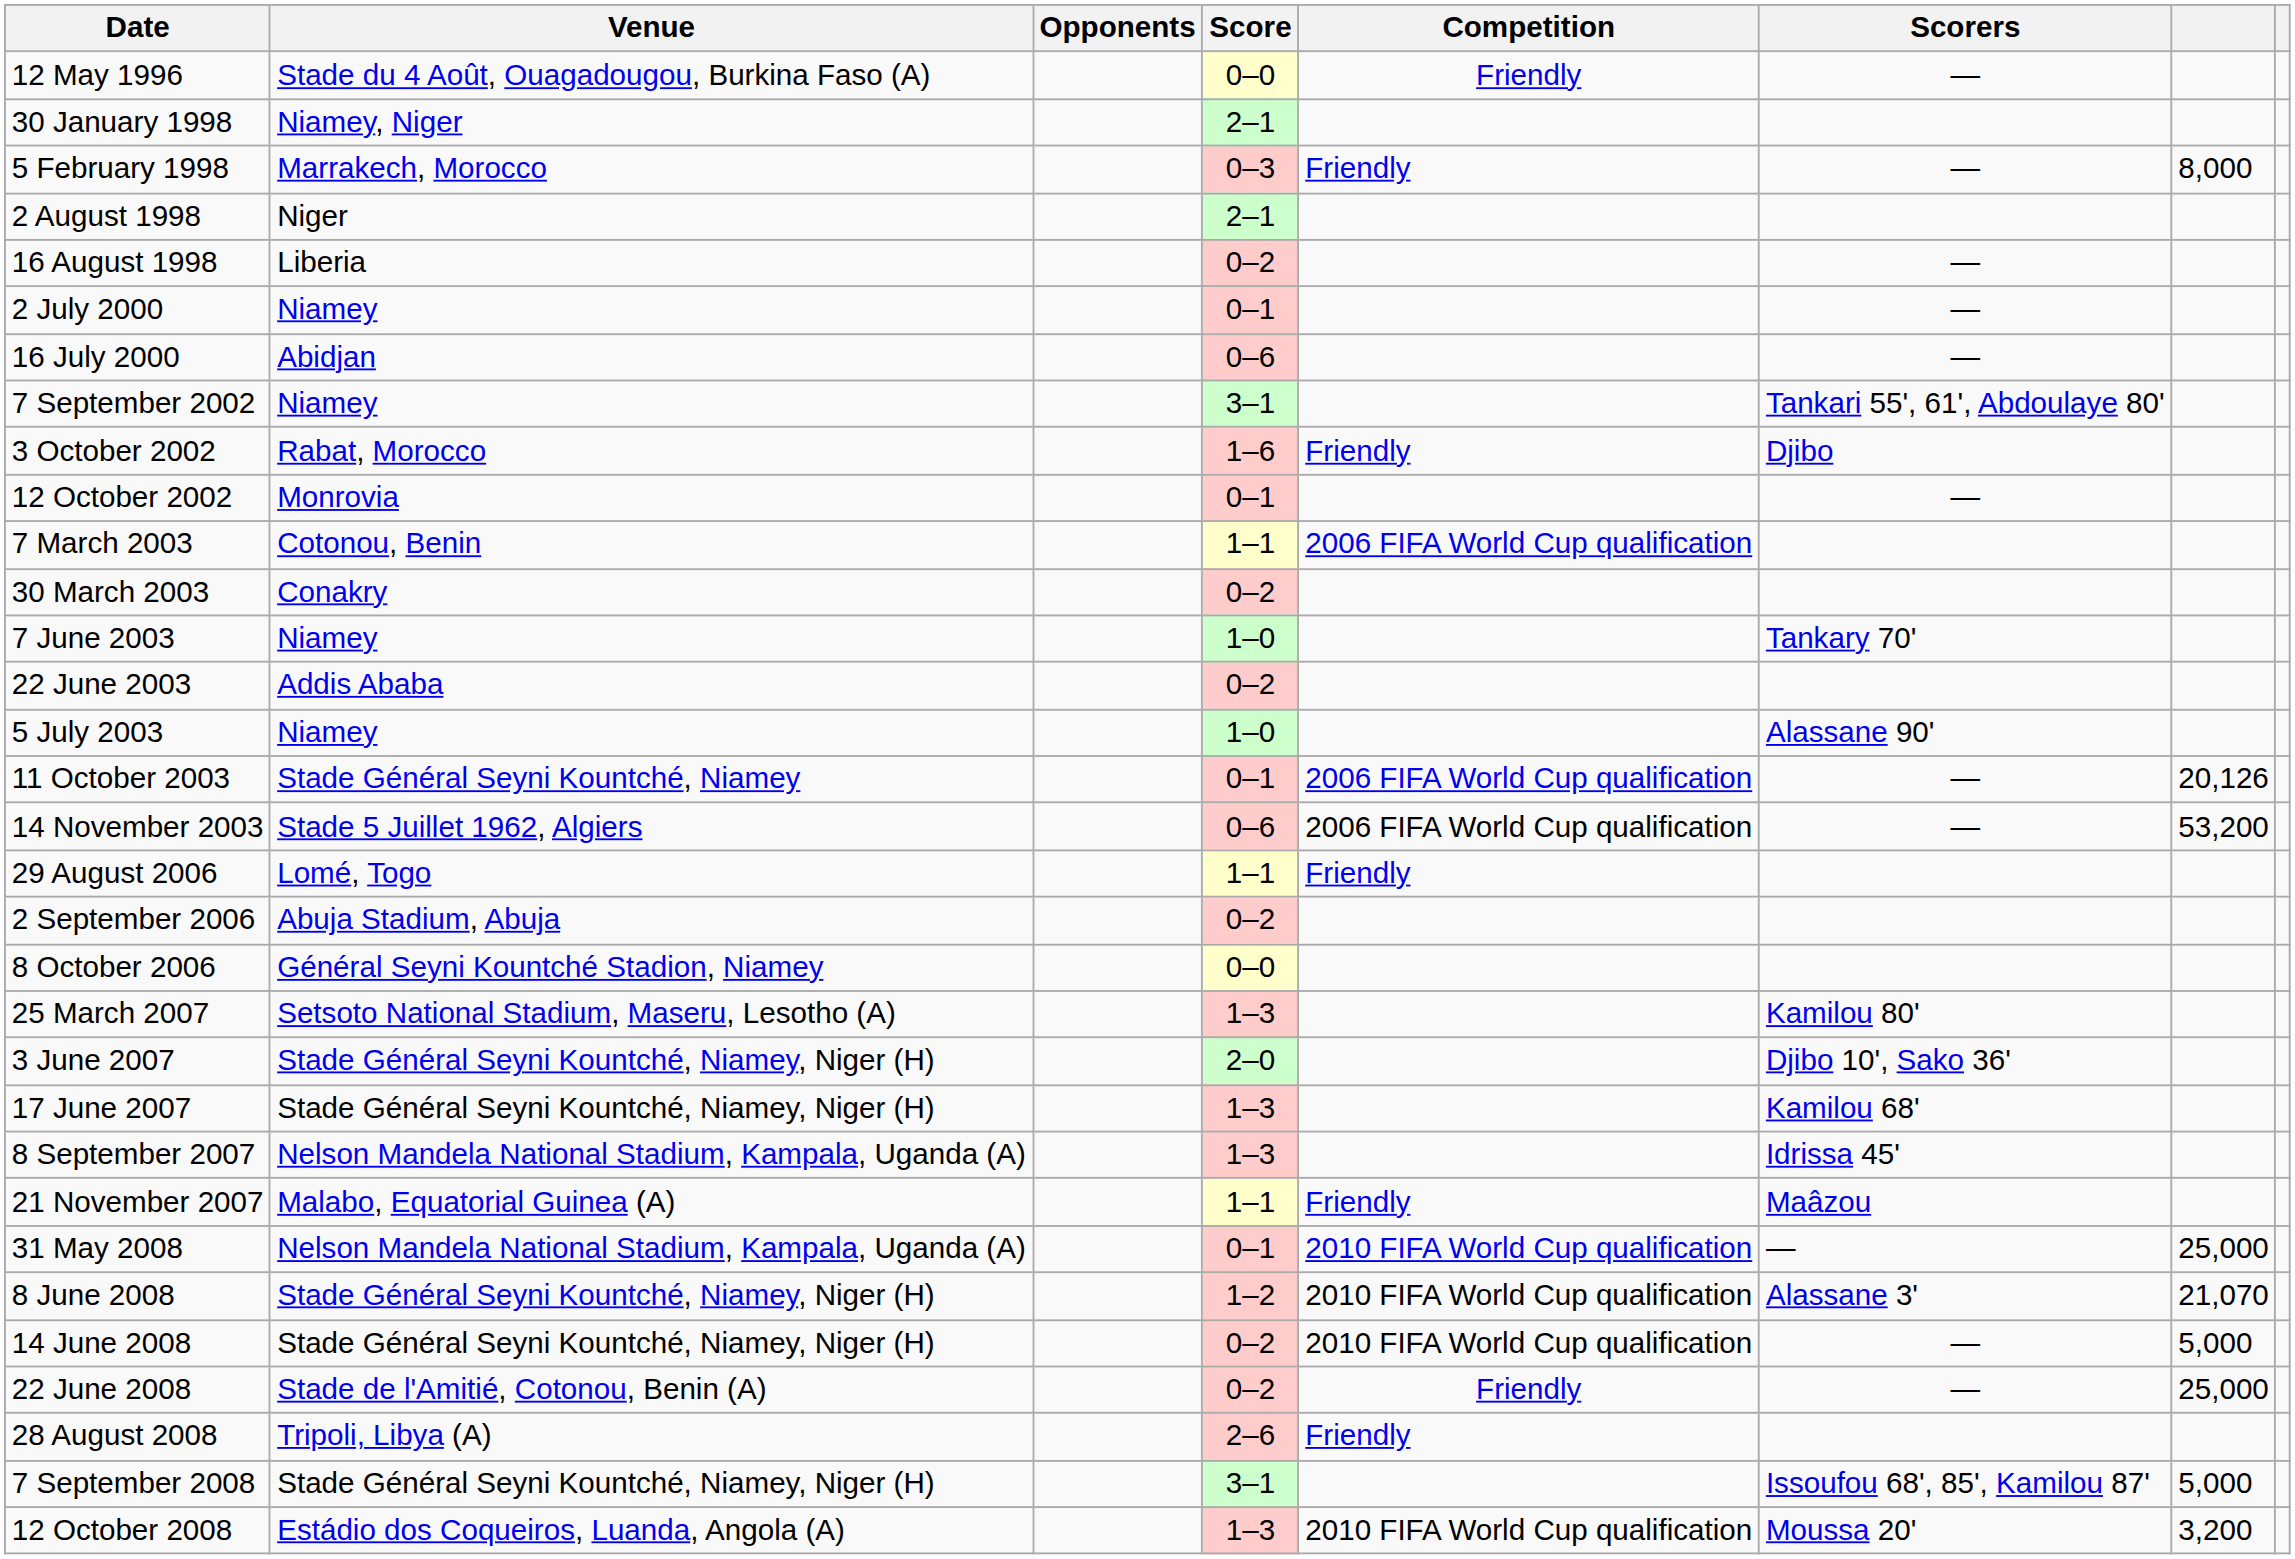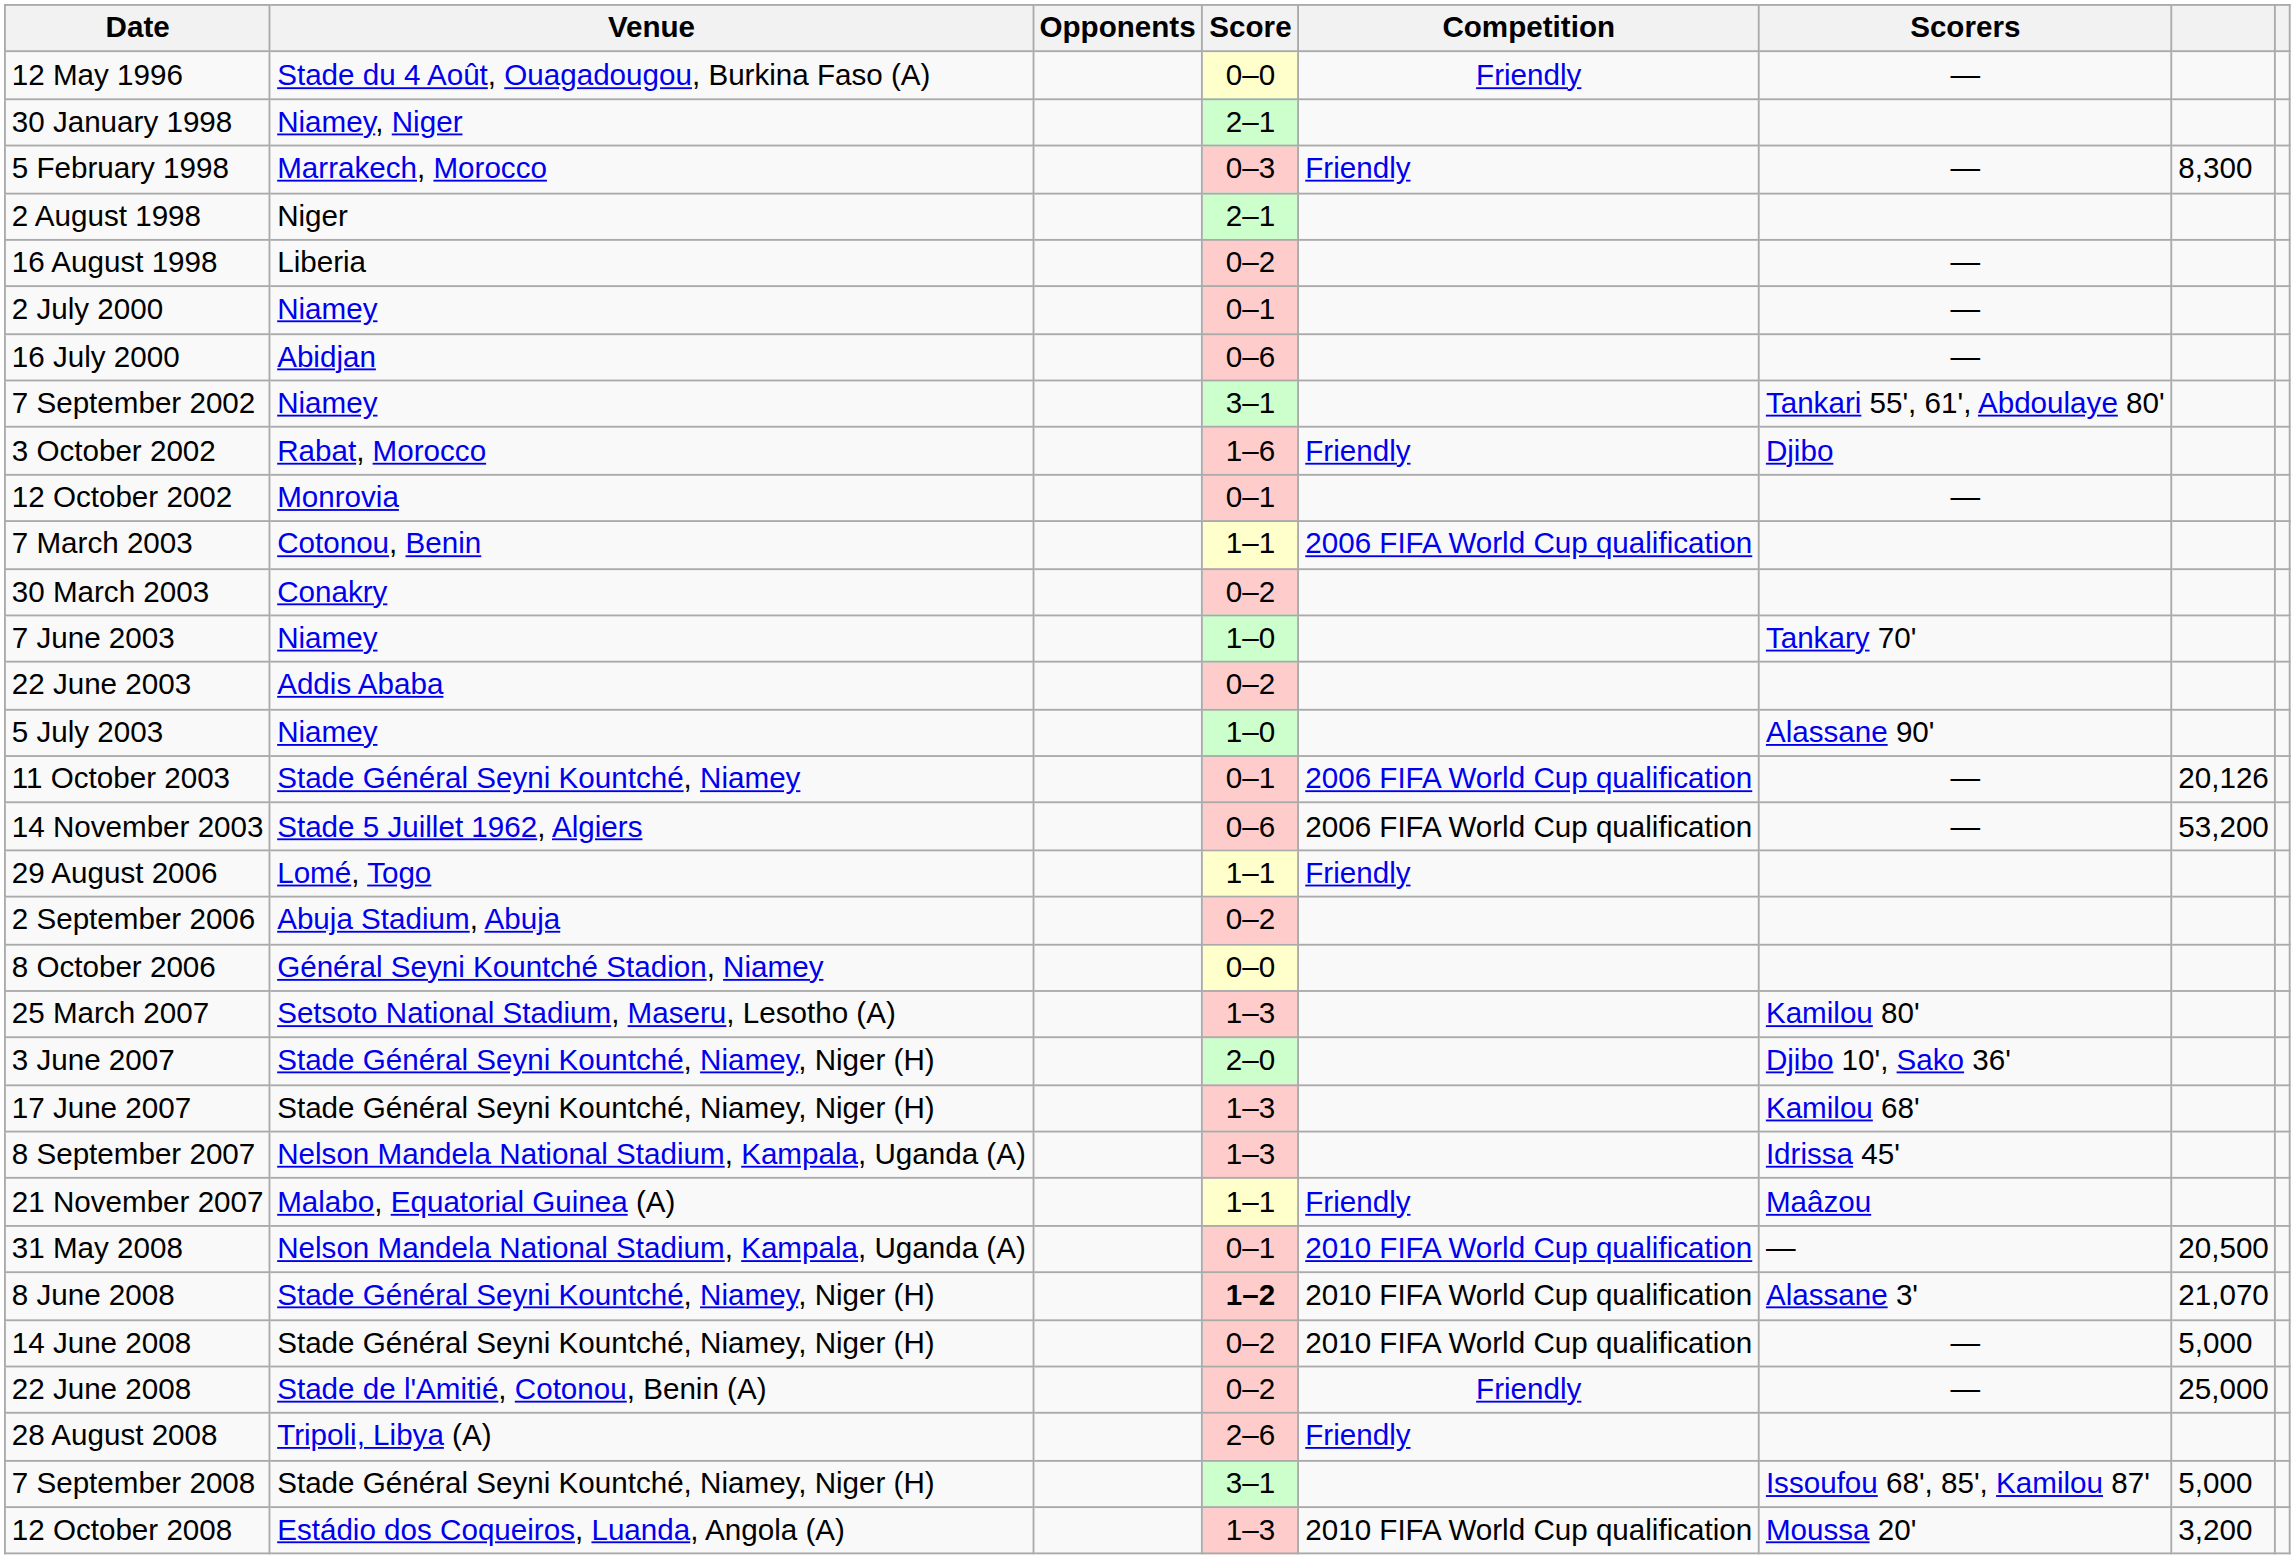(2215, 168) 8,000 -> (2215, 168) 8,300
(2224, 1248) 25,000 -> (2224, 1248) 20,500
(1250, 1295) normal -> (1250, 1295) bold
